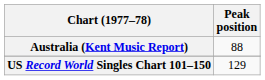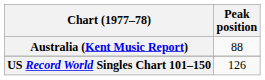(237, 65) 129 -> (237, 65) 126
